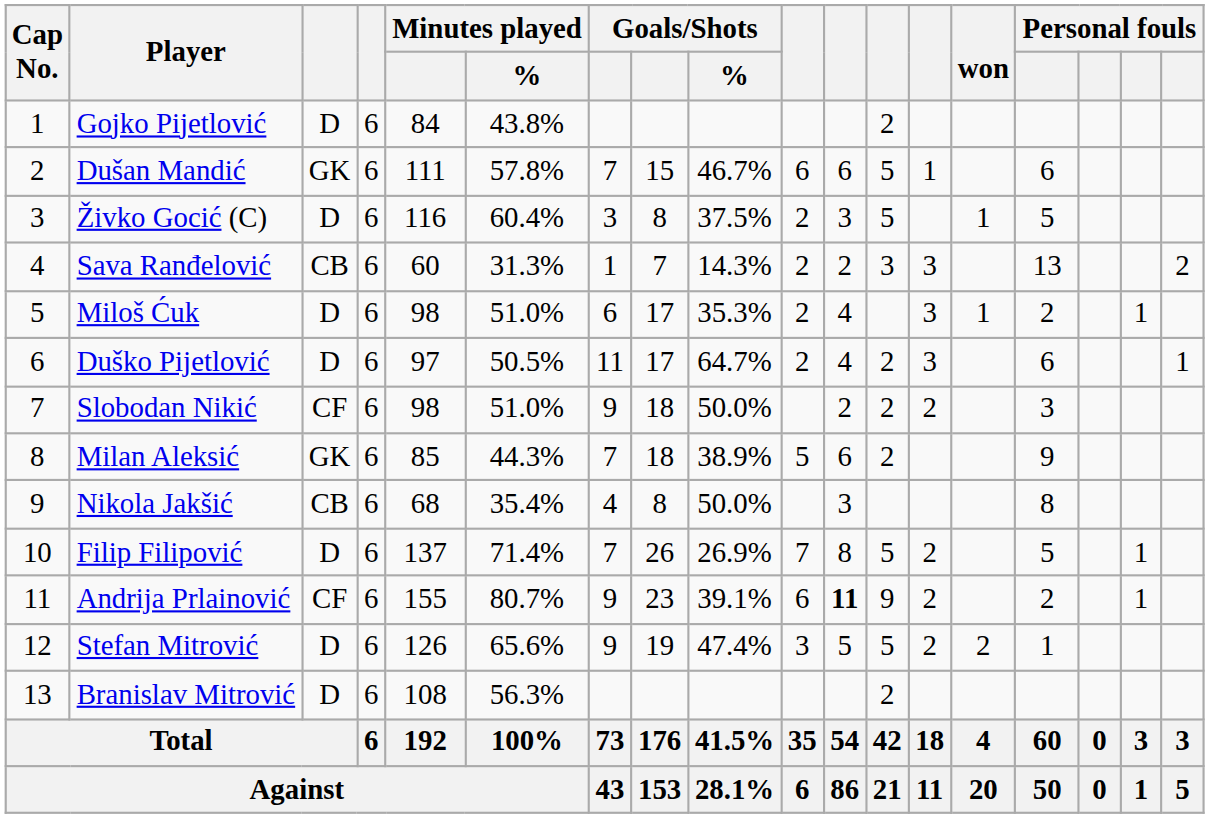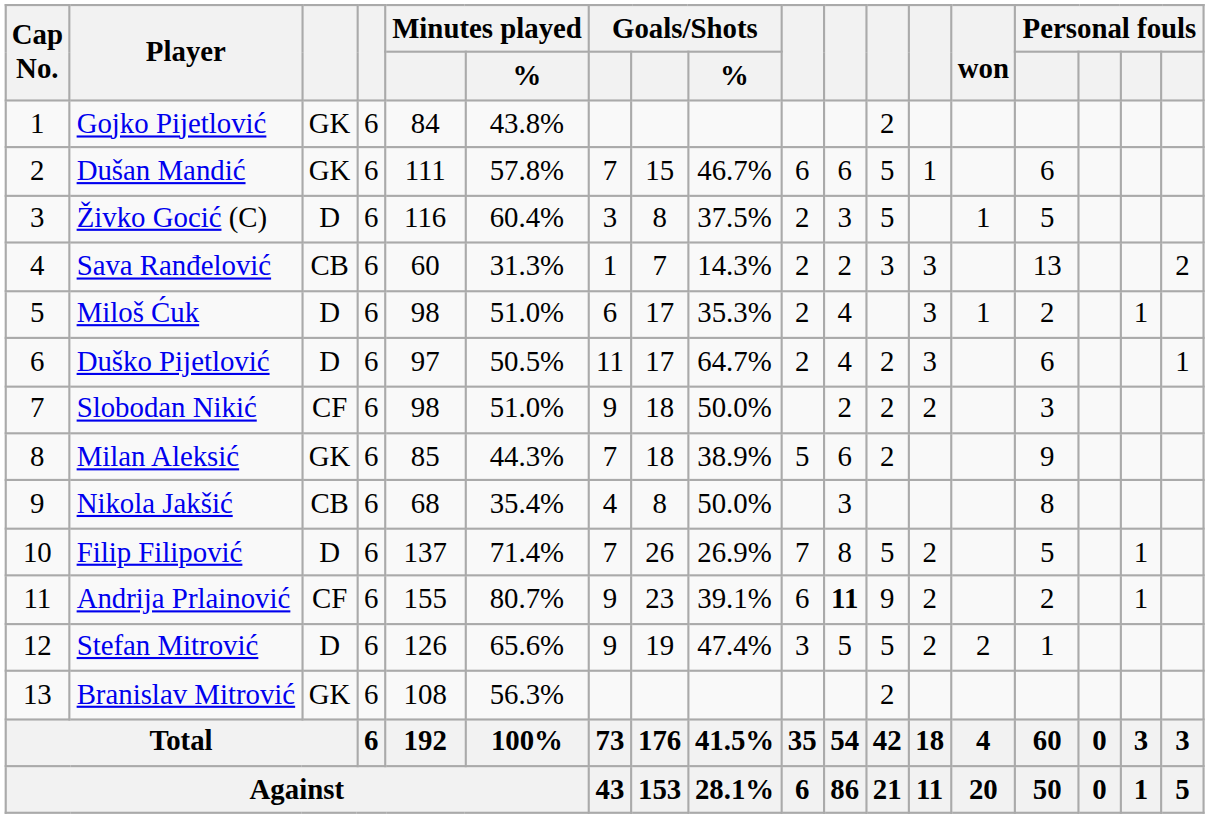(330, 123) D -> (330, 123) GK
(330, 693) D -> (330, 693) GK
